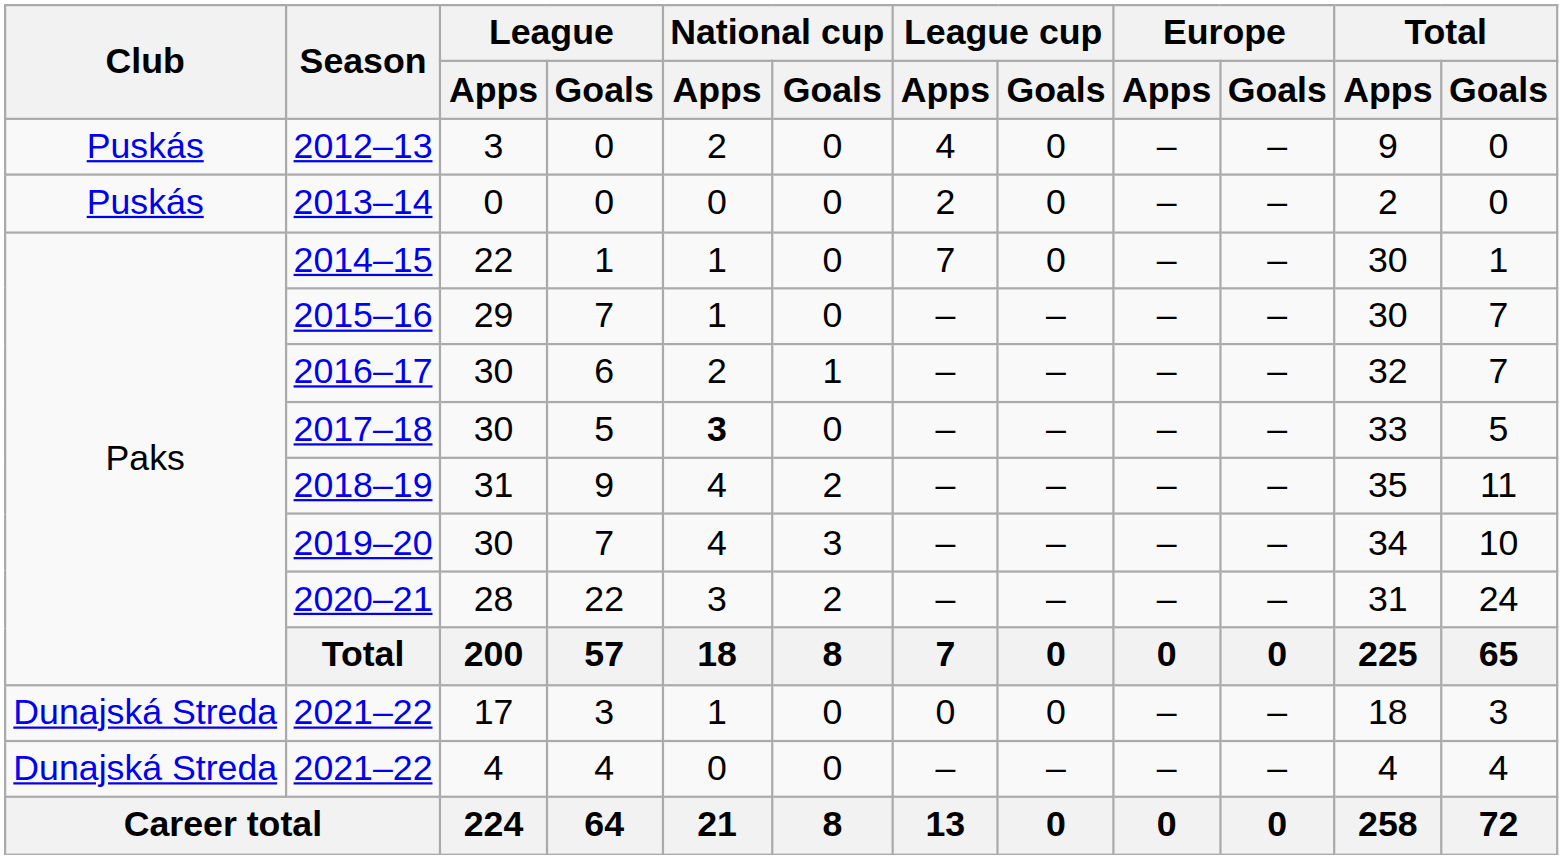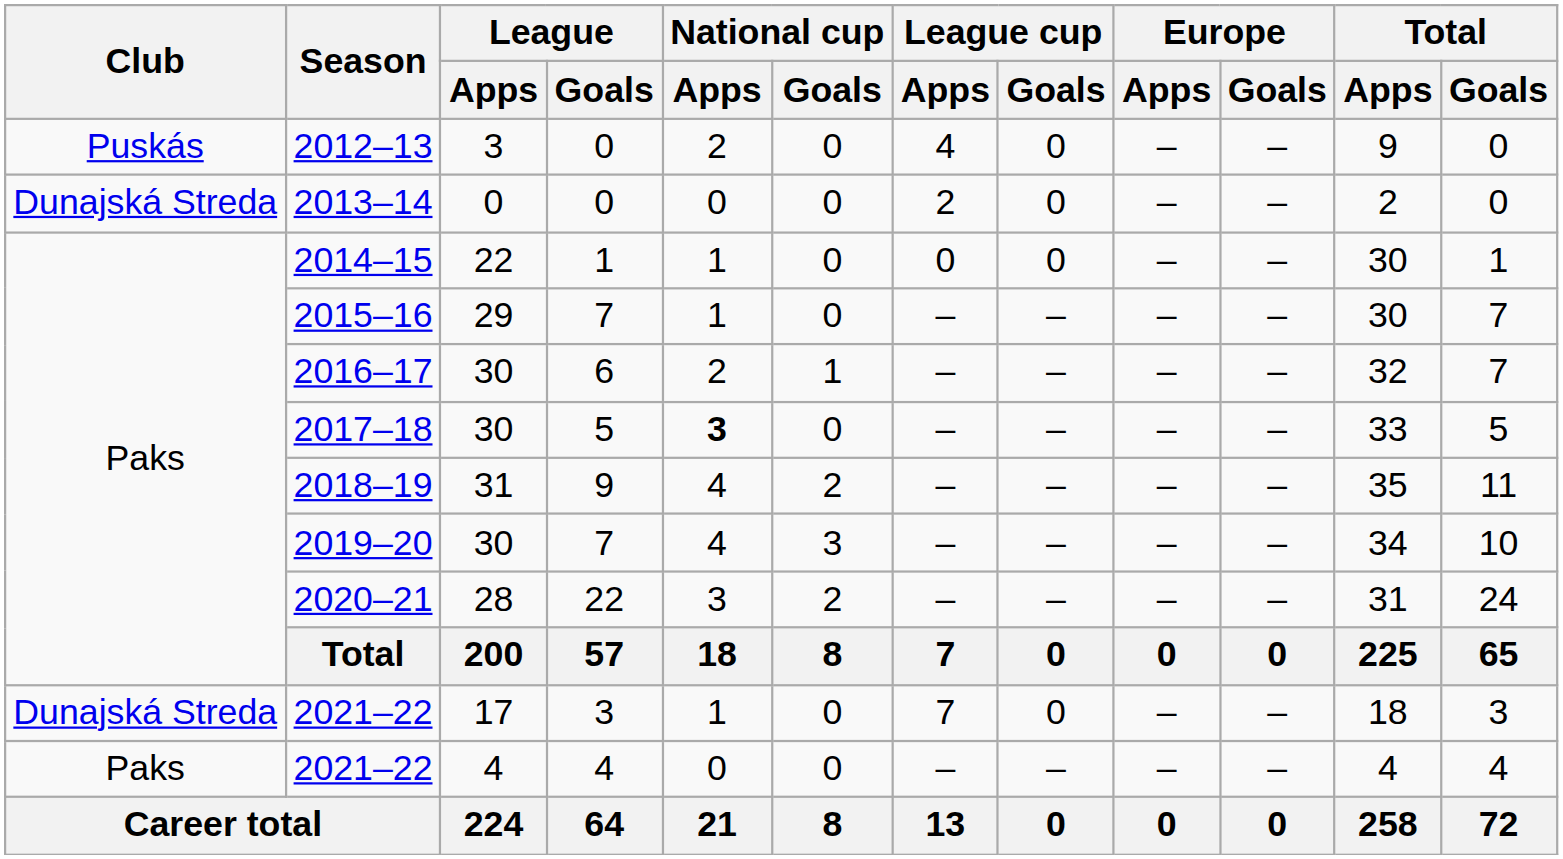(145, 202) Puskás -> (145, 202) Dunajská Streda
(945, 259) 7 -> (945, 259) 0
(945, 711) 0 -> (945, 711) 7
(145, 768) Dunajská Streda -> (145, 768) Paks
